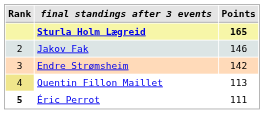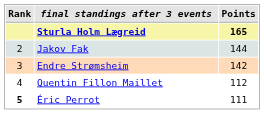(239, 49) 146 -> (239, 49) 144
(20, 83) khaki background -> (20, 83) no background
(239, 83) 113 -> (239, 83) 112
